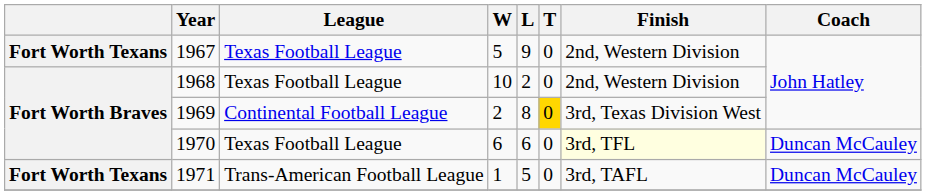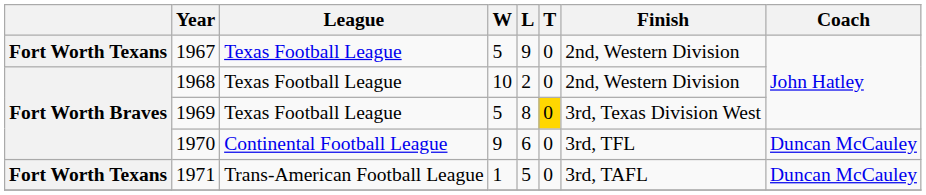(336, 112) Continental Football League -> (313, 112) Texas Football League
(497, 112) 2 -> (497, 112) 5
(313, 143) Texas Football League -> (336, 143) Continental Football League
(497, 143) 6 -> (497, 143) 9
(600, 143) lightyellow background -> (600, 143) no background
